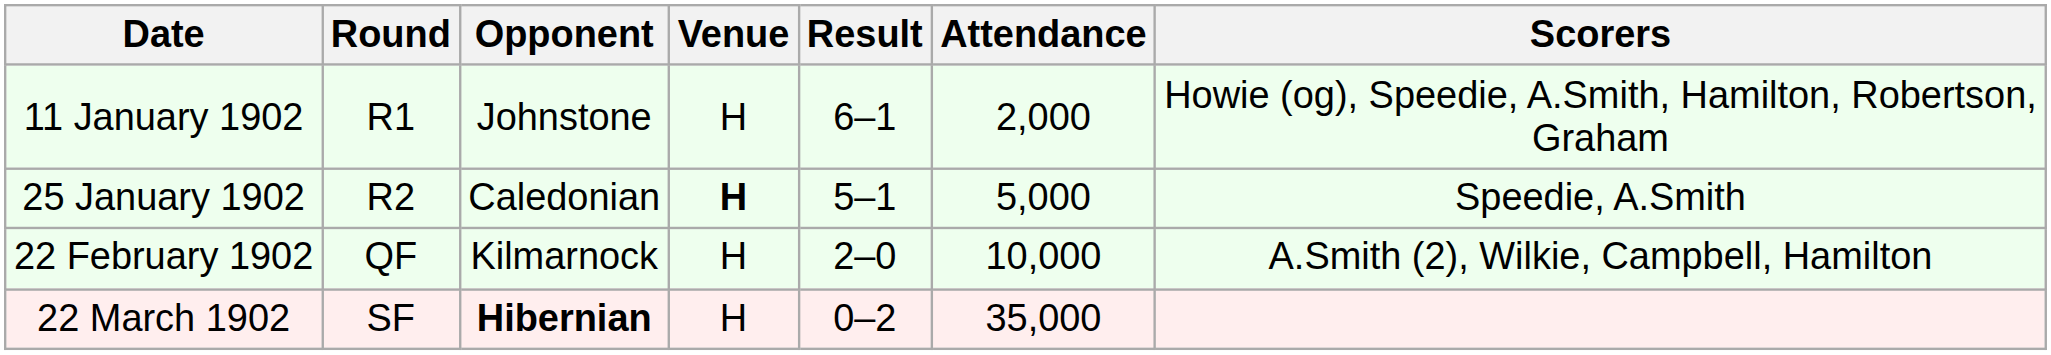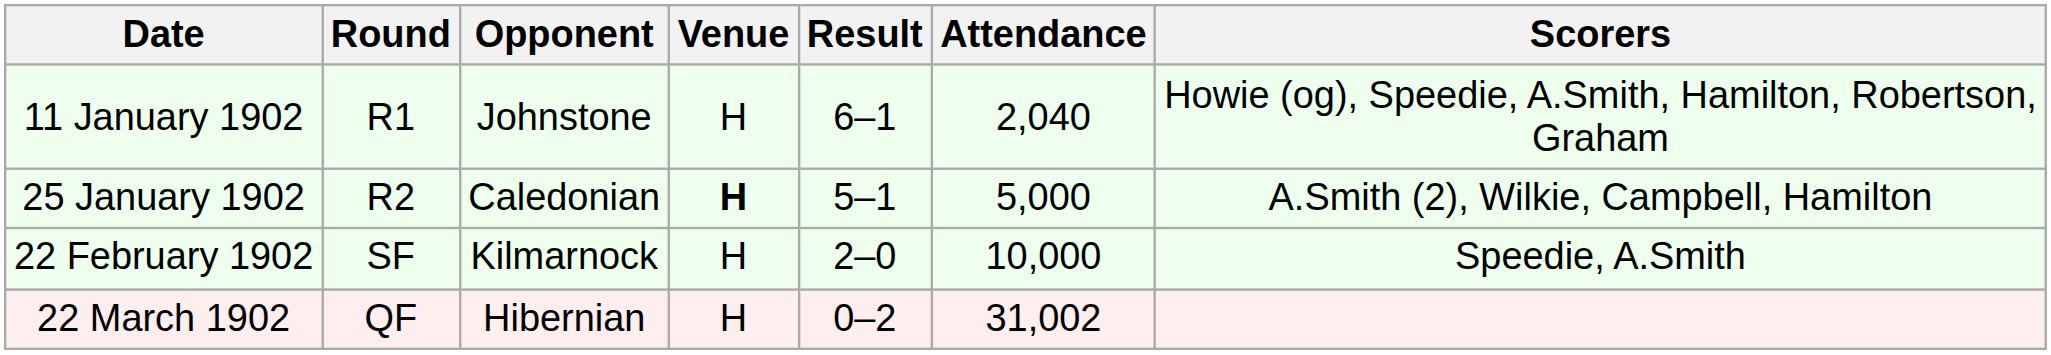(1043, 116) 2,000 -> (1043, 116) 2,040
(1600, 197) Speedie, A.Smith -> (1600, 197) A.Smith (2), Wilkie, Campbell, Hamilton
(391, 257) QF -> (391, 257) SF
(1600, 257) A.Smith (2), Wilkie, Campbell, Hamilton -> (1600, 257) Speedie, A.Smith
(391, 317) SF -> (391, 317) QF
(564, 317) bold -> (564, 317) normal
(1043, 317) 35,000 -> (1043, 317) 31,002
